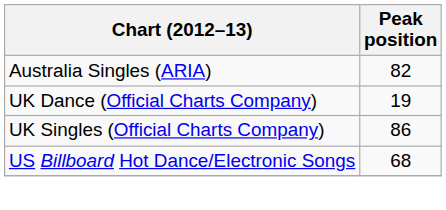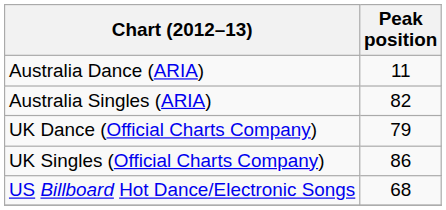+ row: (107, 70)
(401, 100) 19 -> (401, 130) 79
